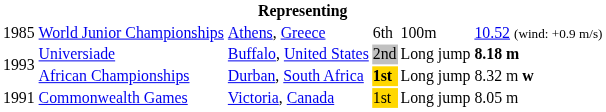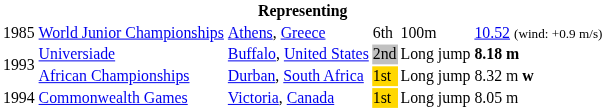(382, 76) bold -> (382, 76) normal
(19, 98) 1991 -> (19, 98) 1994
